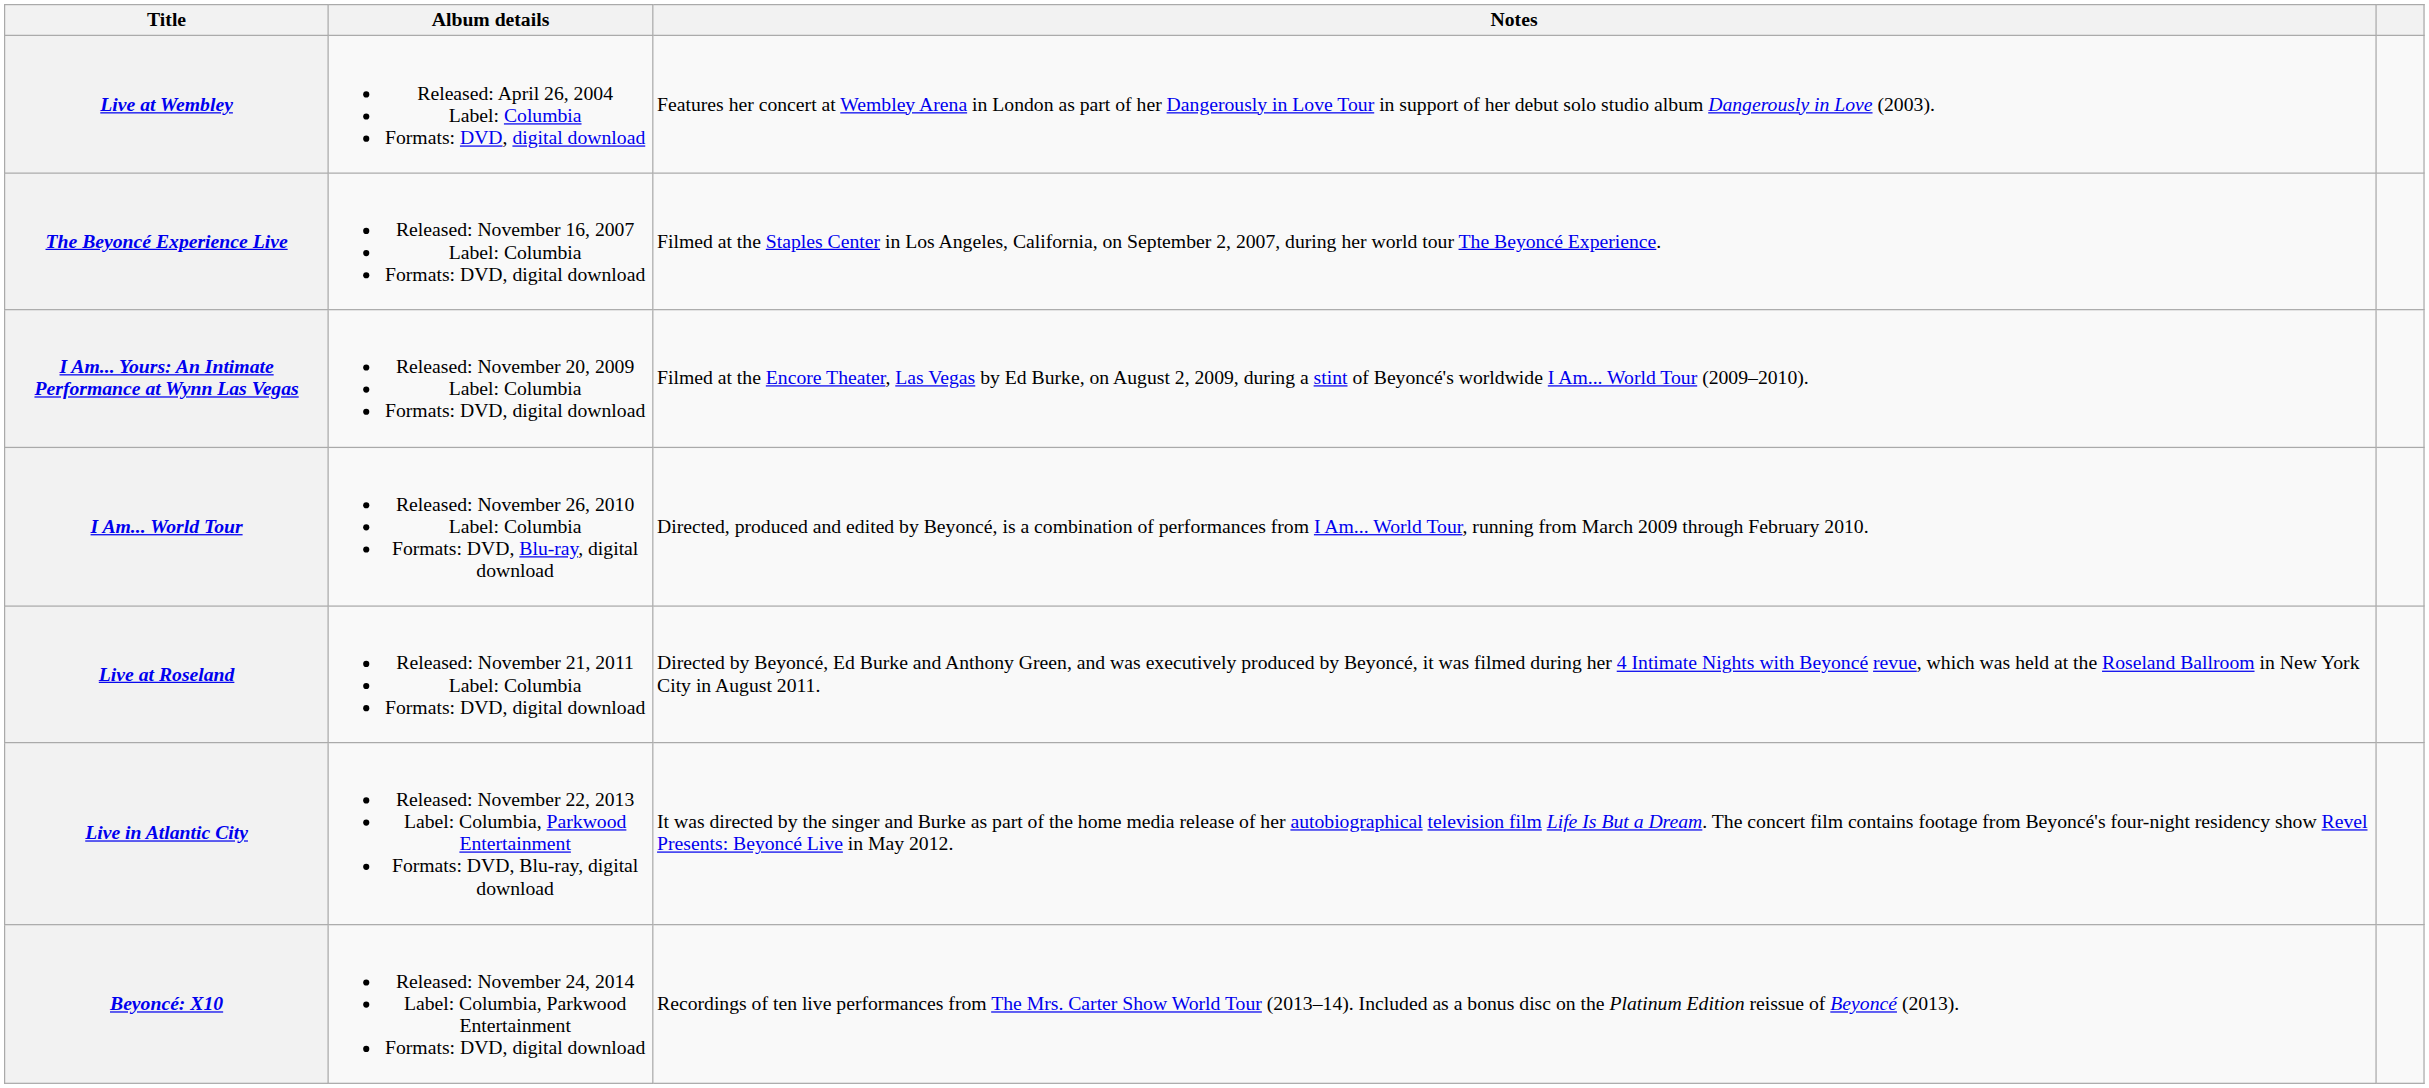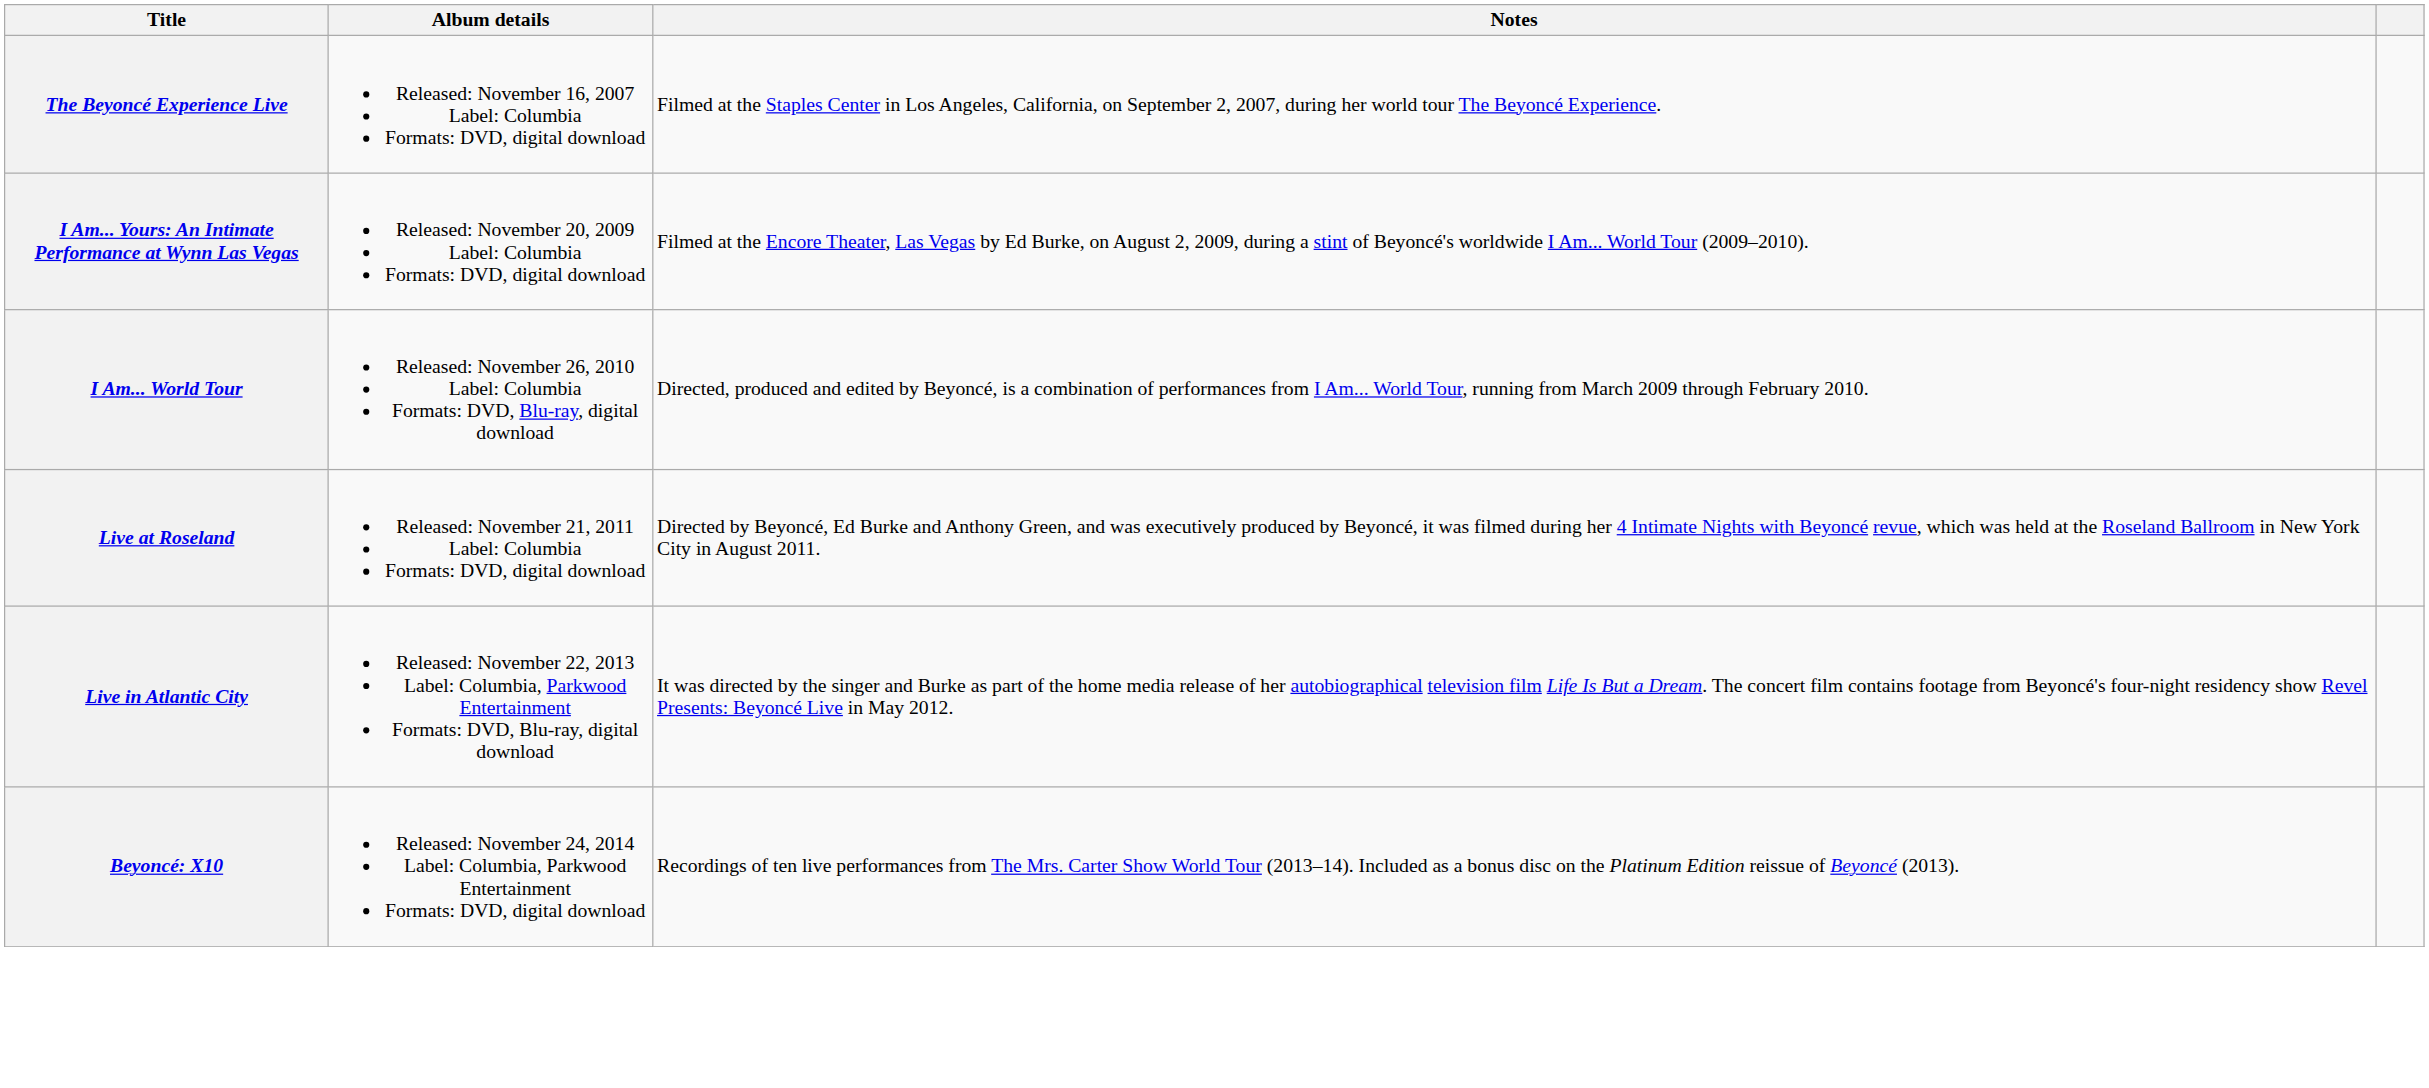- row: (167, 104)
